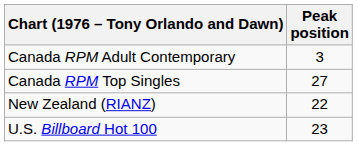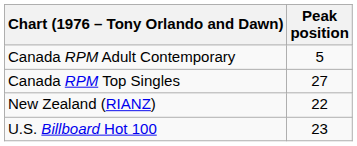(320, 57) 3 -> (320, 57) 5
